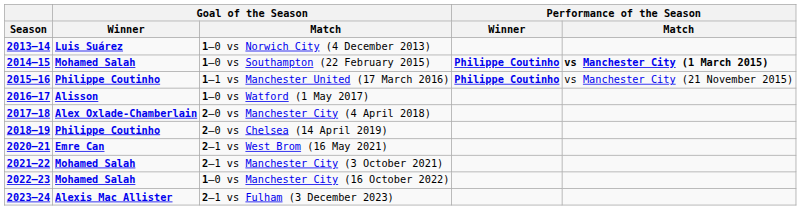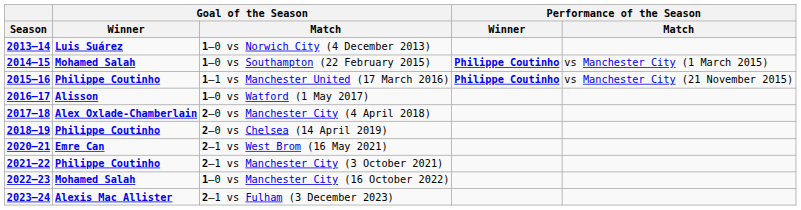(666, 63) bold -> (666, 63) normal
(95, 163) Mohamed Salah -> (108, 163) Philippe Coutinho
